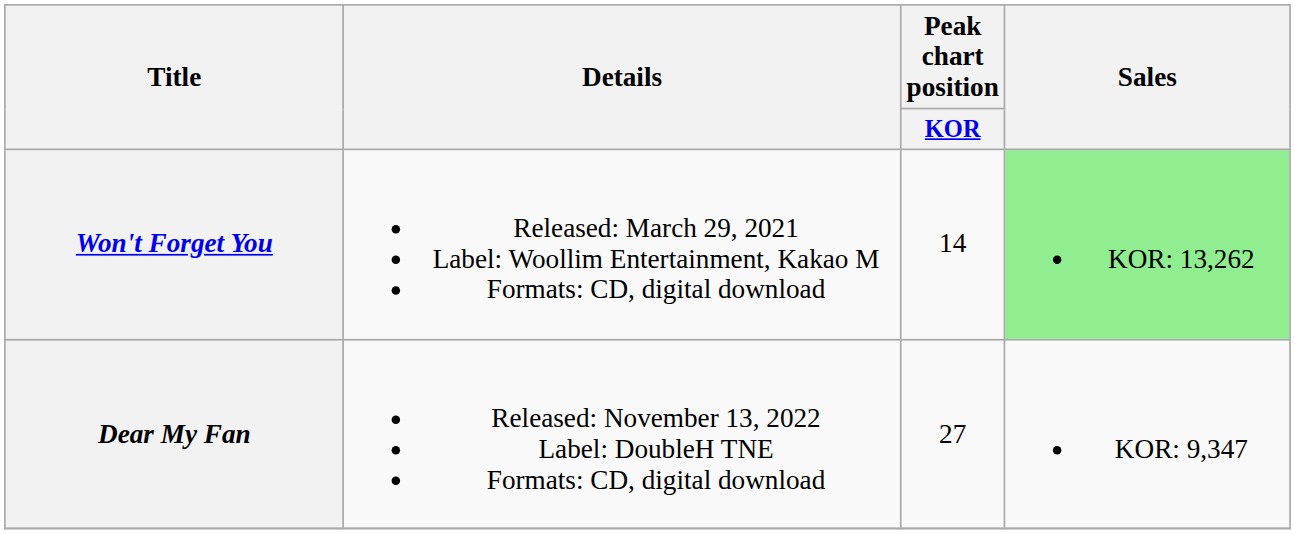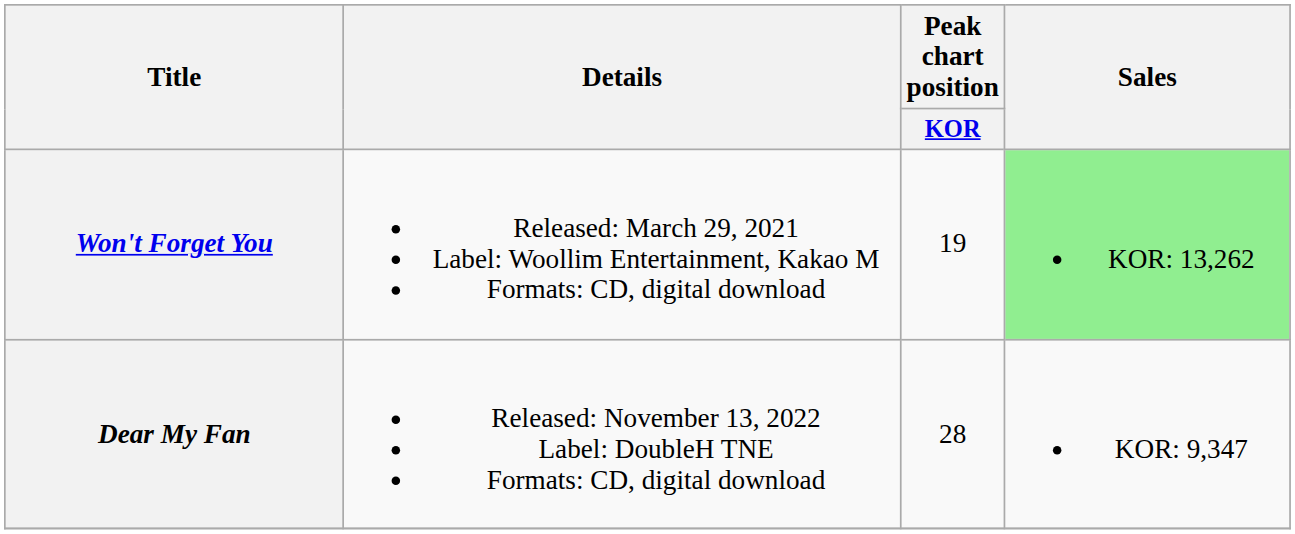(953, 243) 14 -> (953, 243) 19
(953, 433) 27 -> (953, 433) 28
